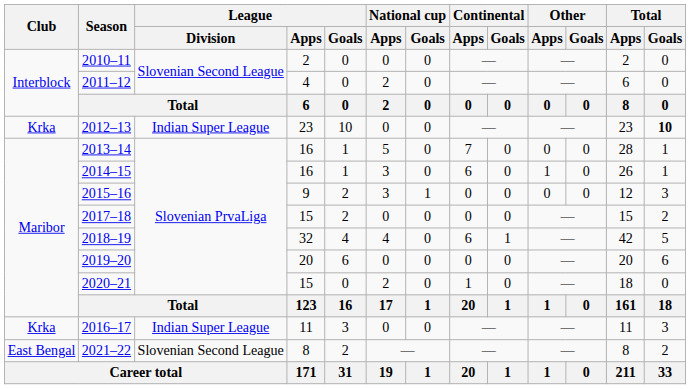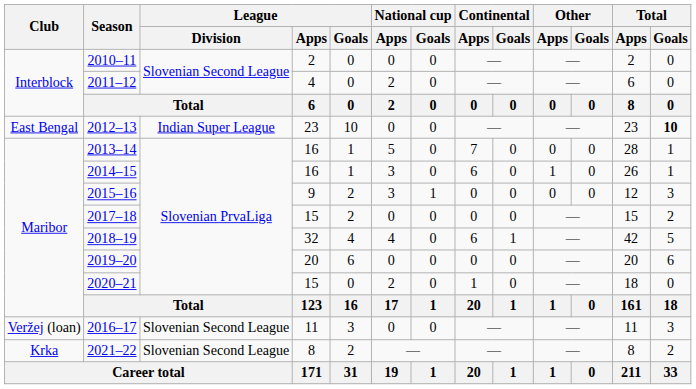(42, 127) Krka -> (44, 127) East Bengal
(42, 328) Krka -> (44, 328) Veržej (loan)
(211, 328) Indian Super League -> (216, 328) Slovenian Second League
(42, 350) East Bengal -> (44, 350) Krka
